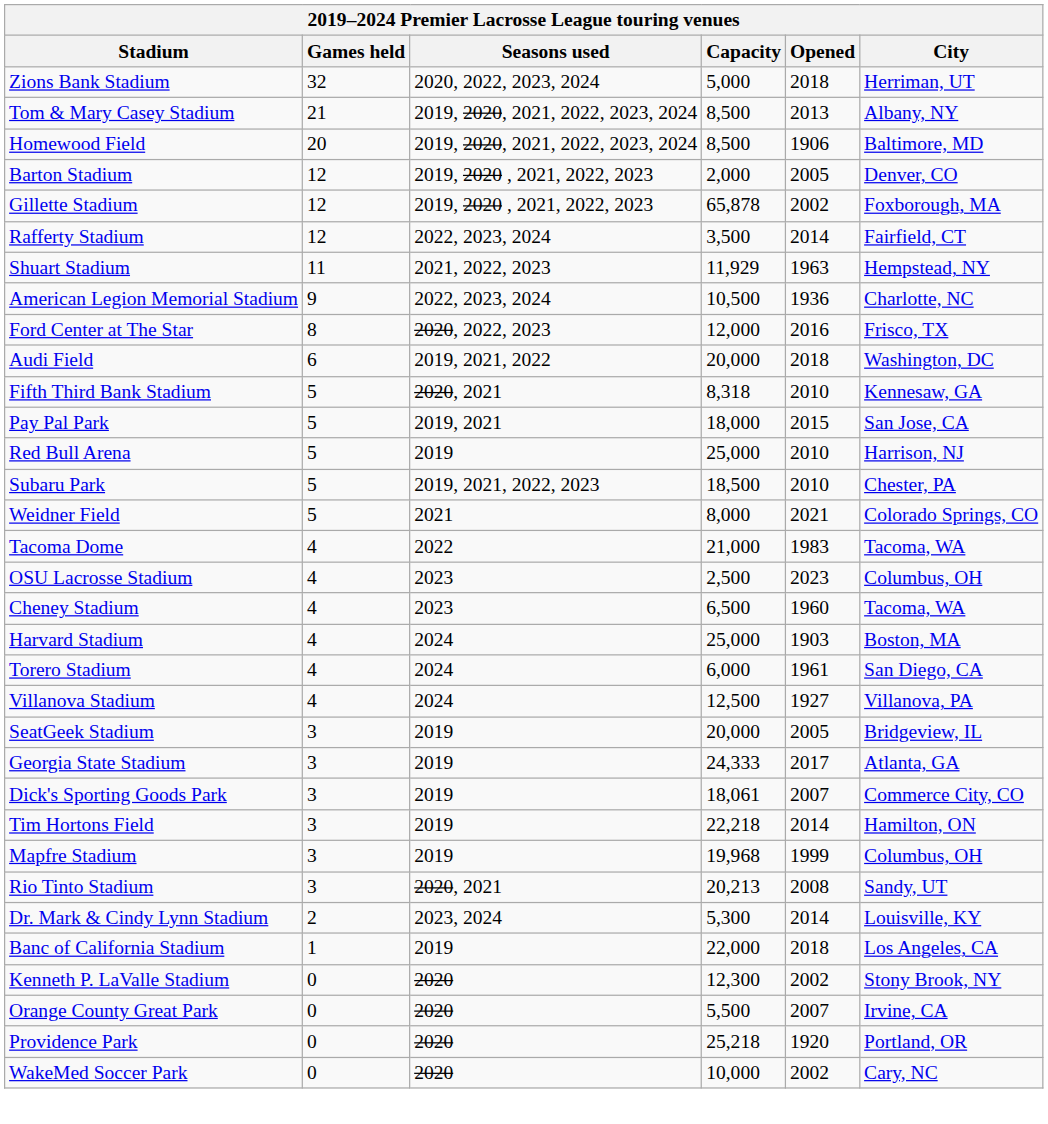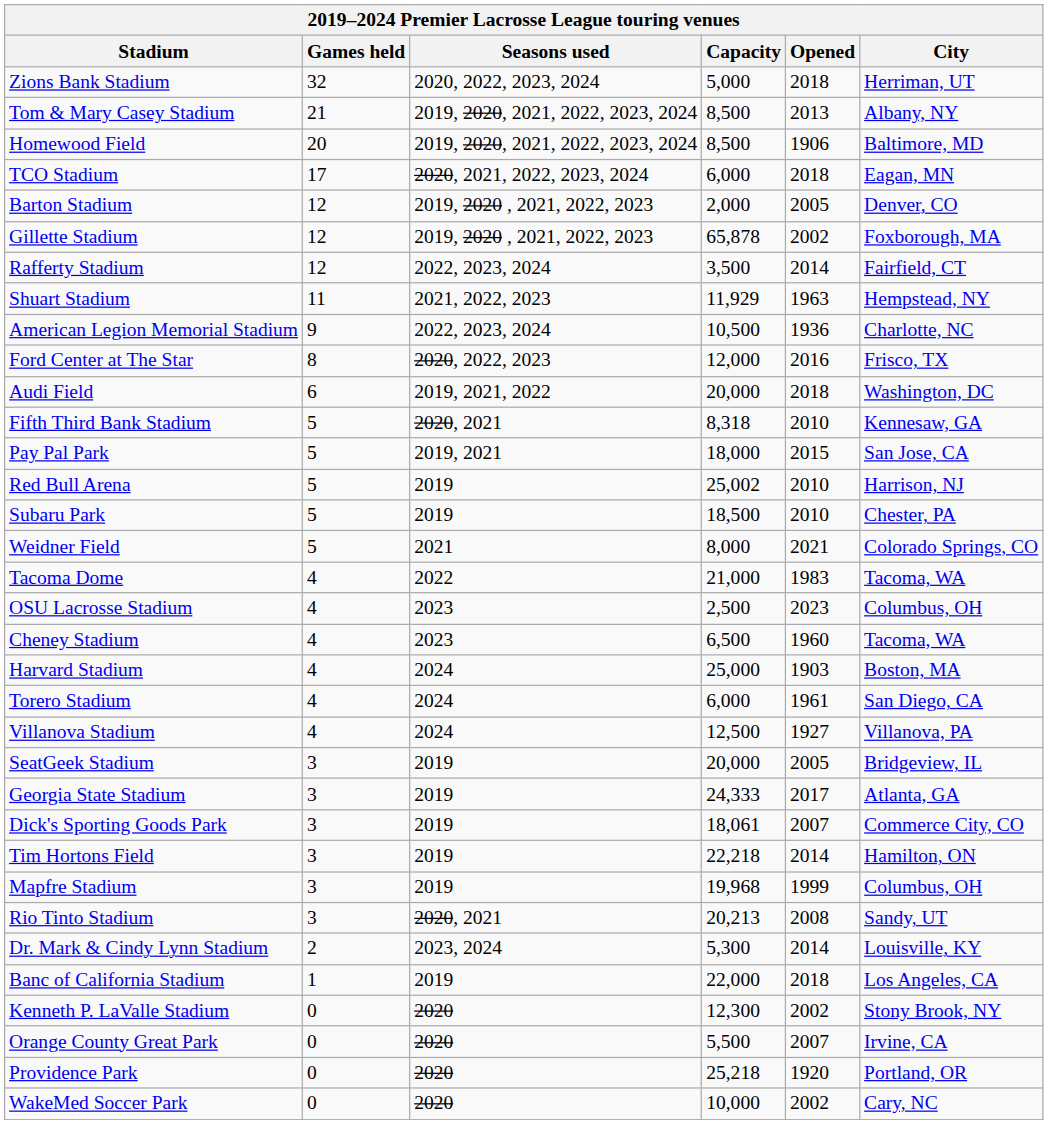+ row: (64, 174)
(733, 453) 25,000 -> (733, 484) 25,002
(507, 484) 2019, 2021, 2022, 2023 -> (434, 515) 2019
